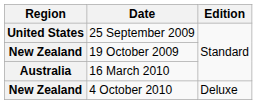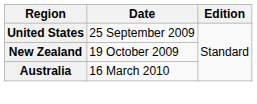- row: (131, 90)
